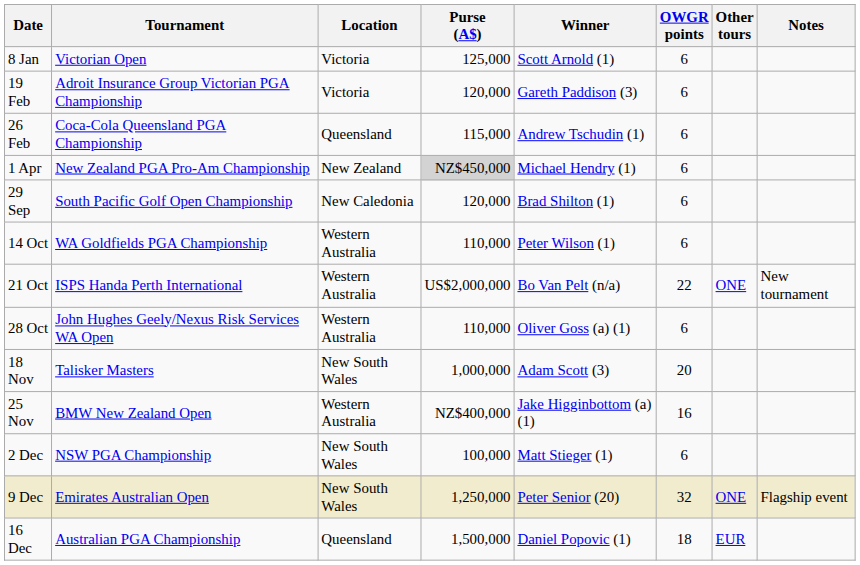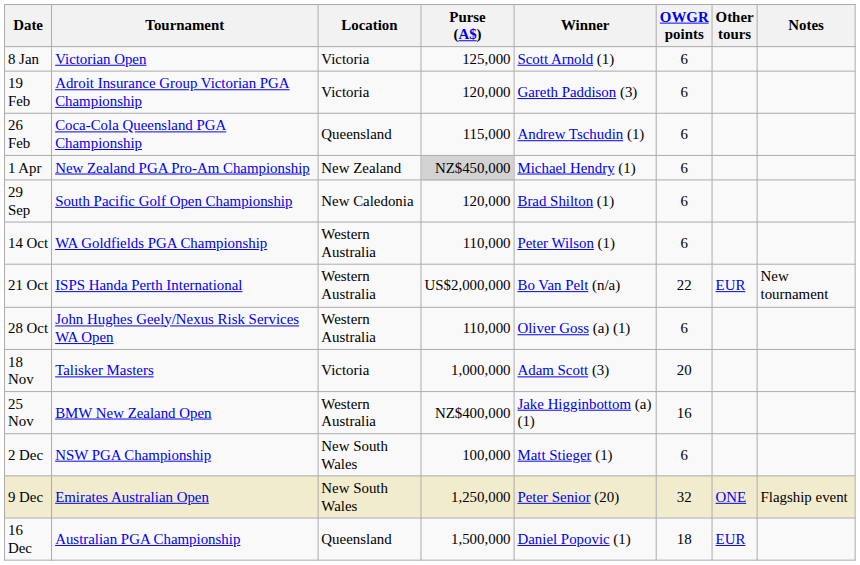(731, 285) ONE -> (730, 285) EUR
(355, 370) New South Wales -> (345, 370) Victoria
